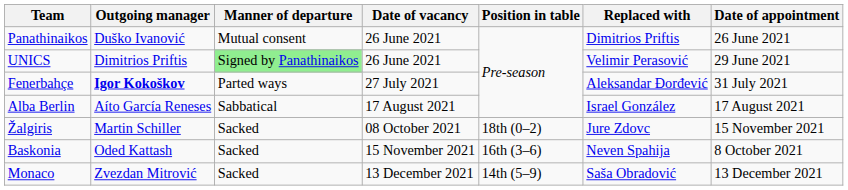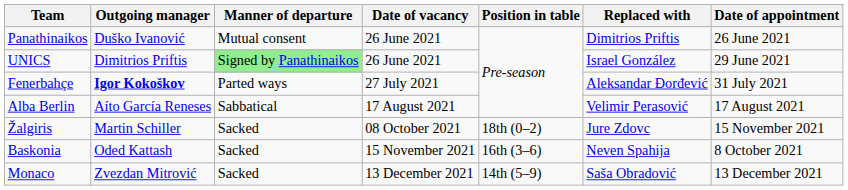(637, 60) Velimir Perasović -> (631, 60) Israel González
(631, 106) Israel González -> (637, 106) Velimir Perasović
